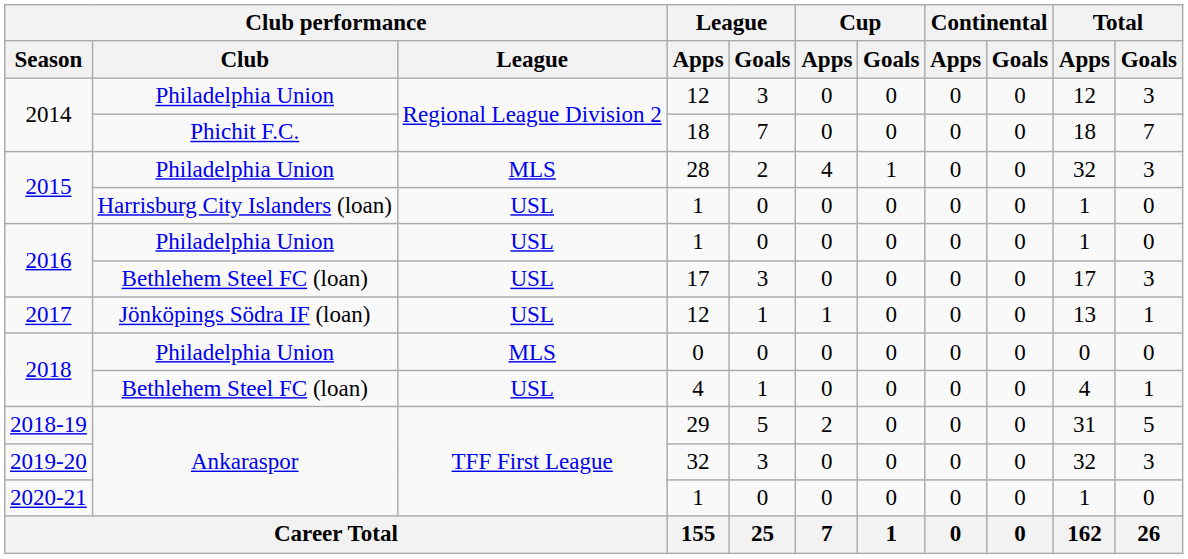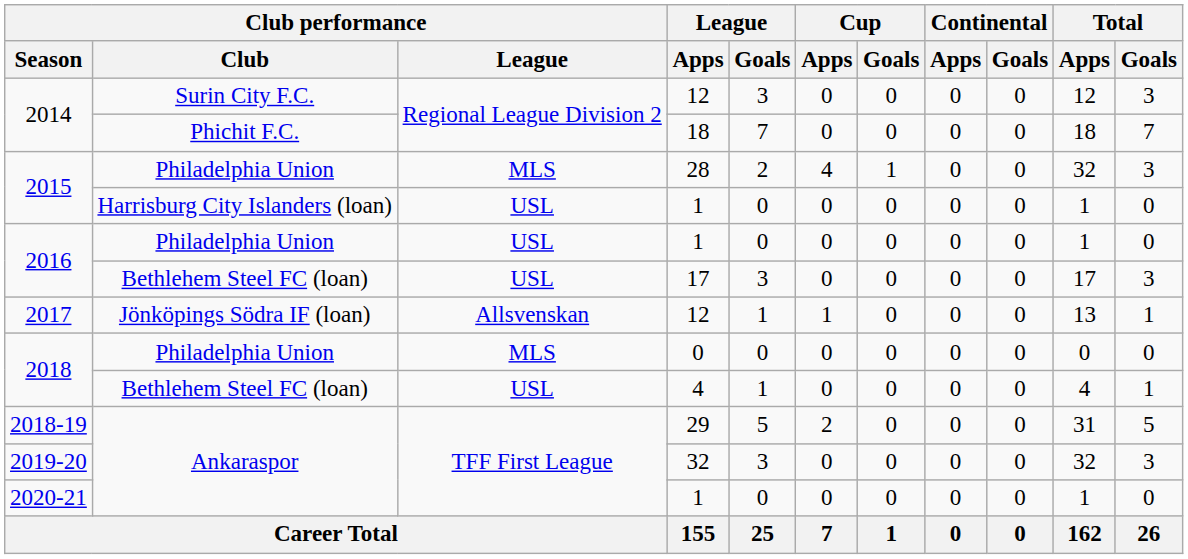(245, 95) Philadelphia Union -> (245, 95) Surin City F.C.
(532, 315) USL -> (532, 315) Allsvenskan
